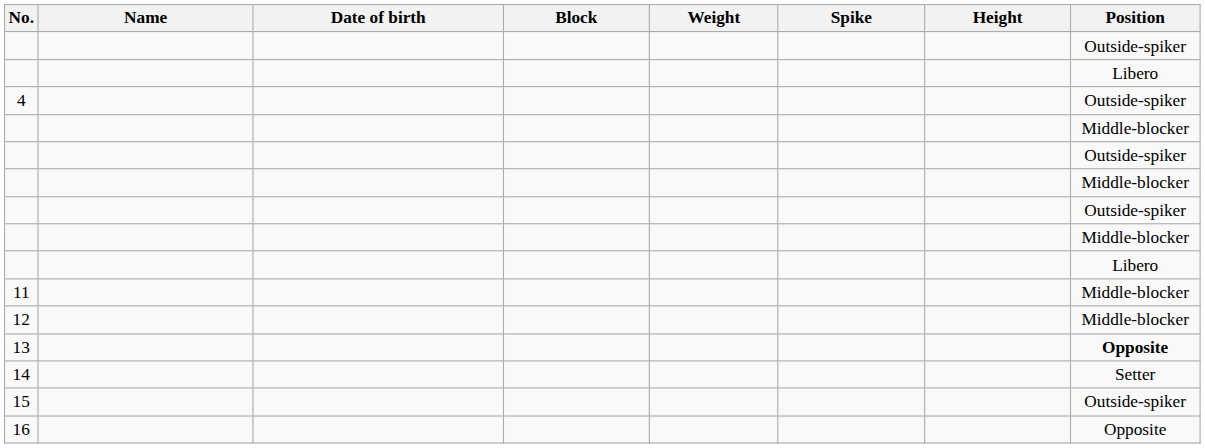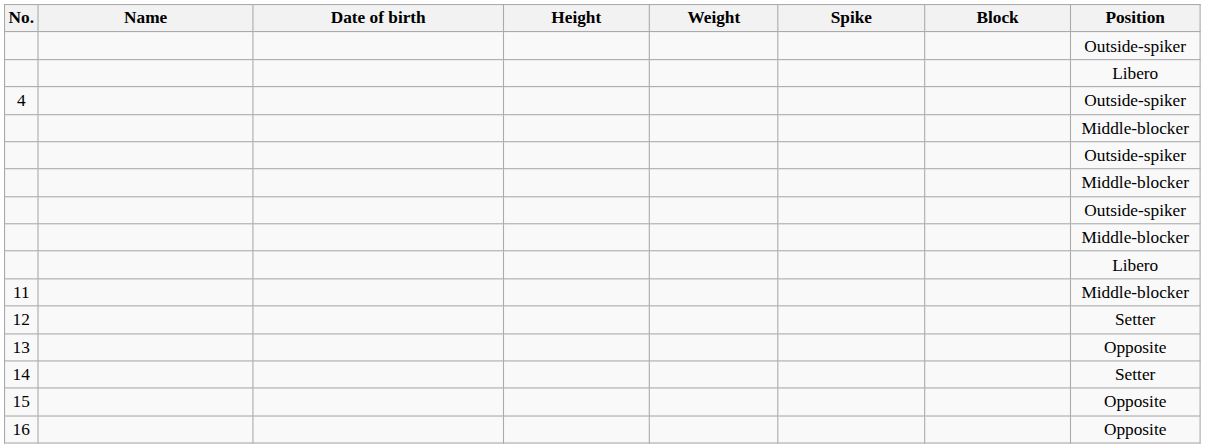columns swapped: (998, 18) <-> (576, 18)
(1135, 319) Middle-blocker -> (1135, 319) Setter
(1135, 347) bold -> (1135, 347) normal
(1135, 401) Outside-spiker -> (1135, 401) Opposite
